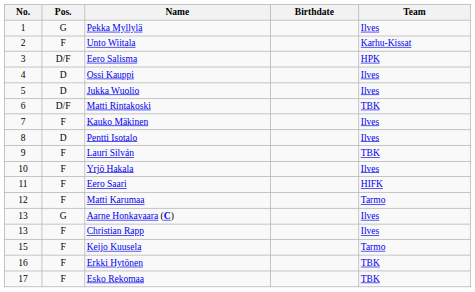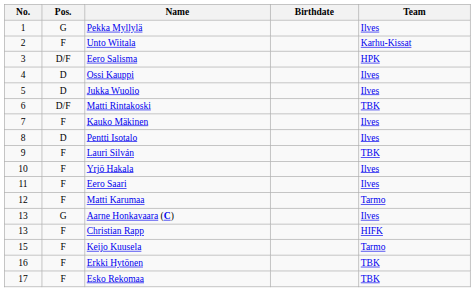(372, 185) HIFK -> (370, 185) Ilves
(370, 232) Ilves -> (372, 232) HIFK
